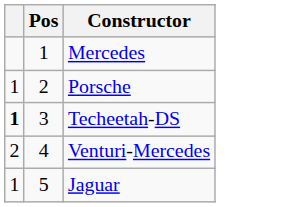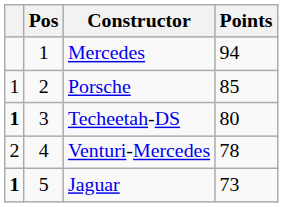+ column: (246, 20)
(14, 184) normal -> (14, 184) bold
